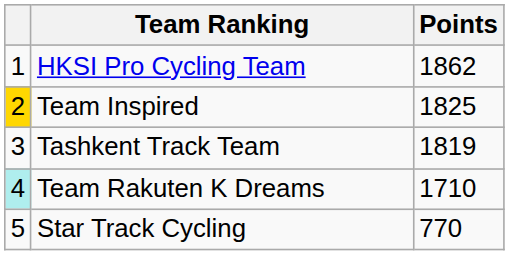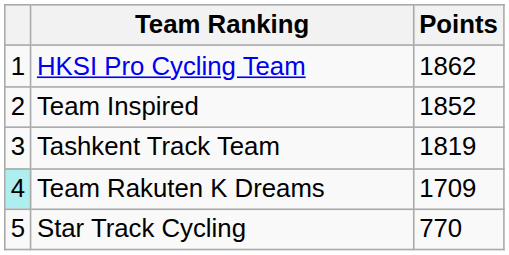(18, 106) gold background -> (18, 106) no background
(448, 106) 1825 -> (448, 106) 1852
(448, 188) 1710 -> (448, 188) 1709
